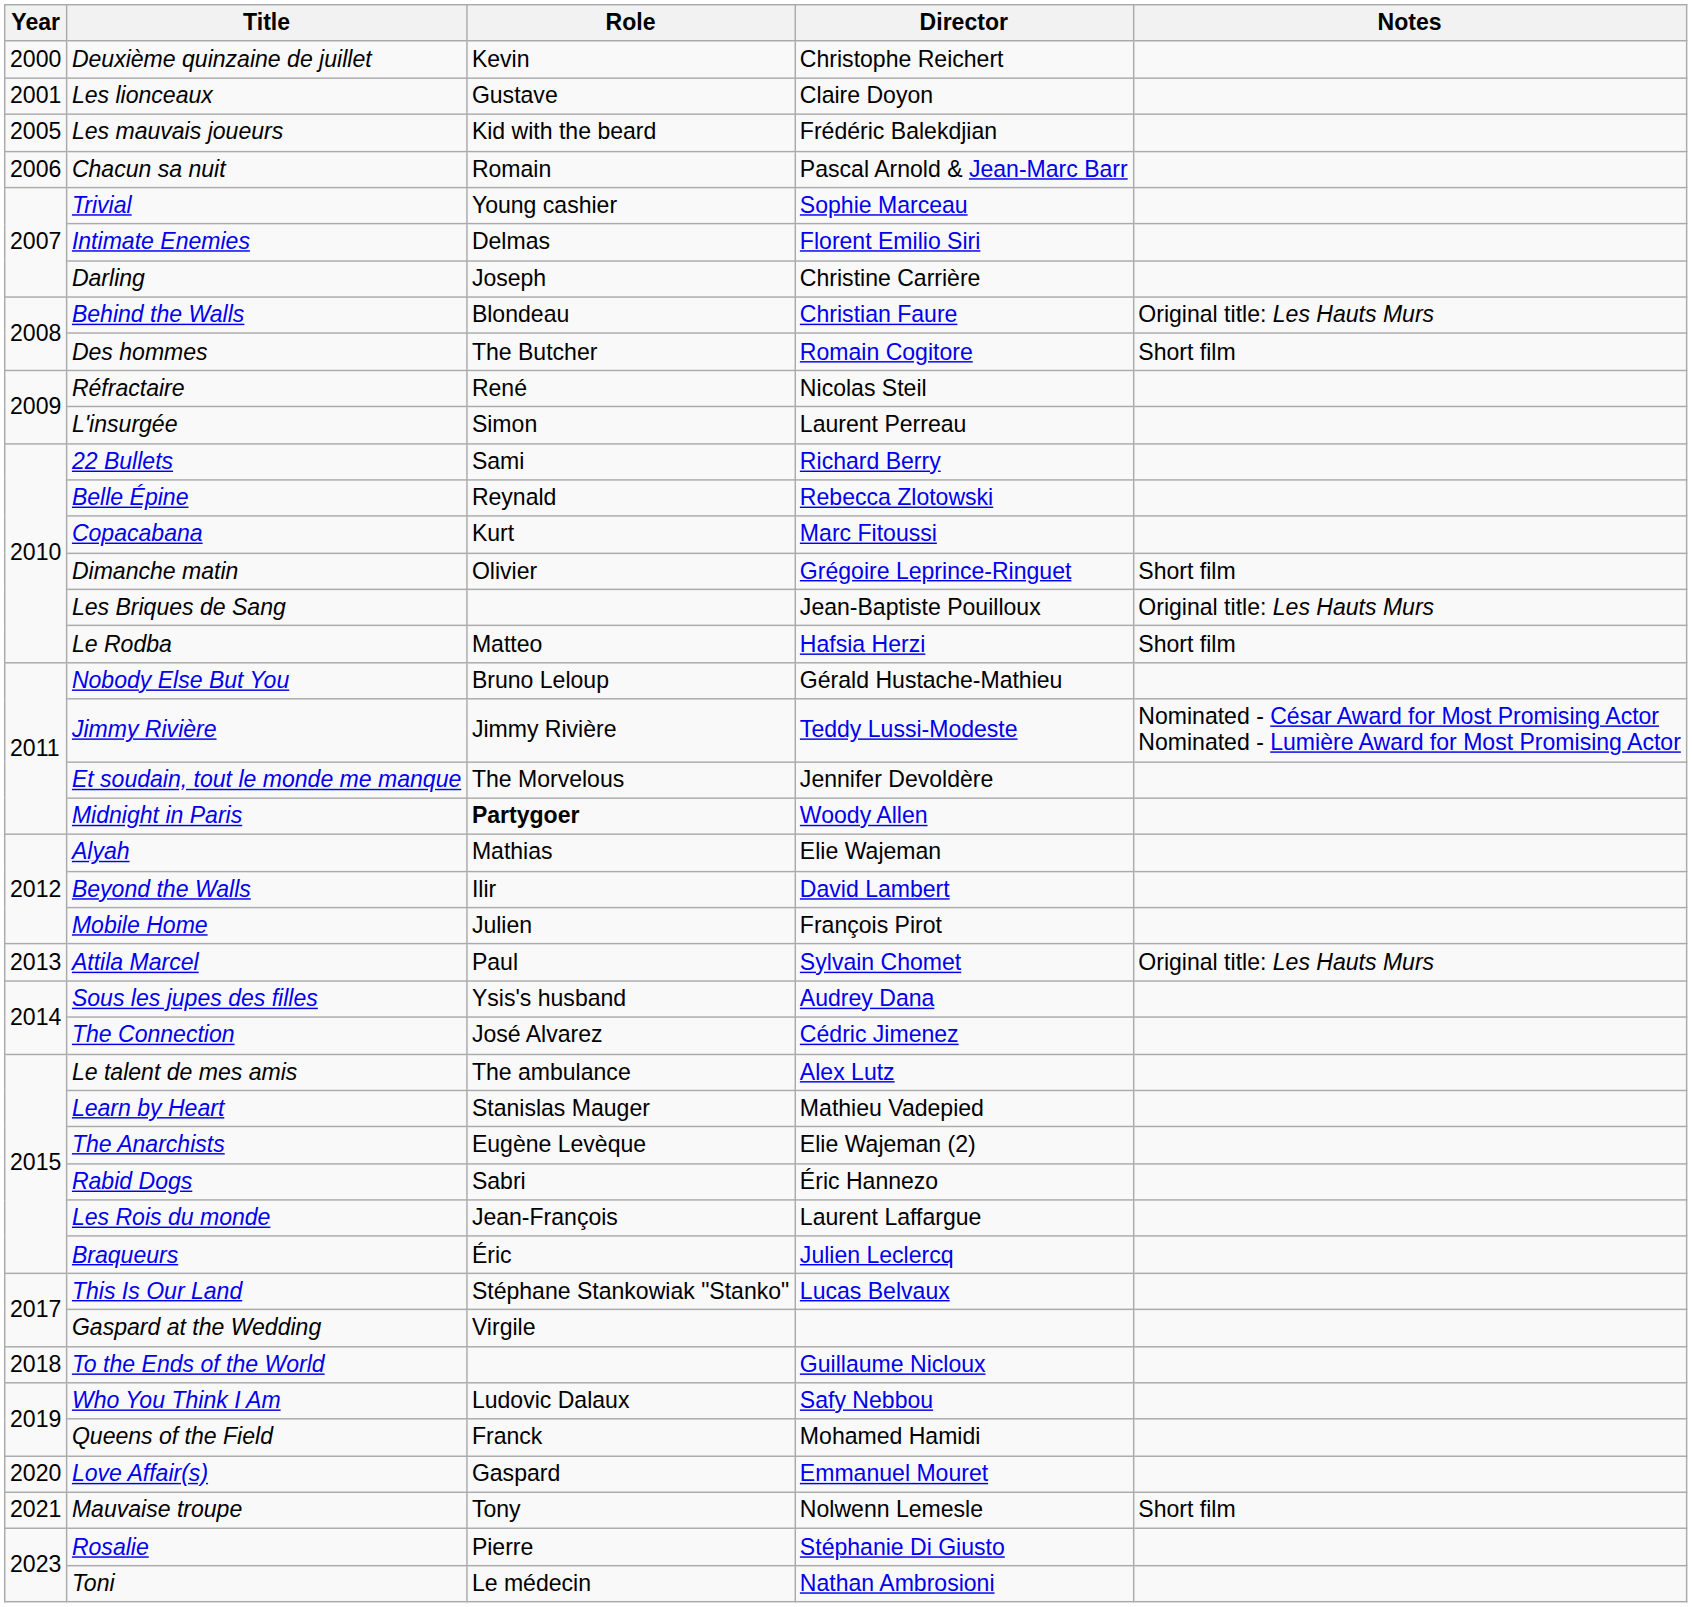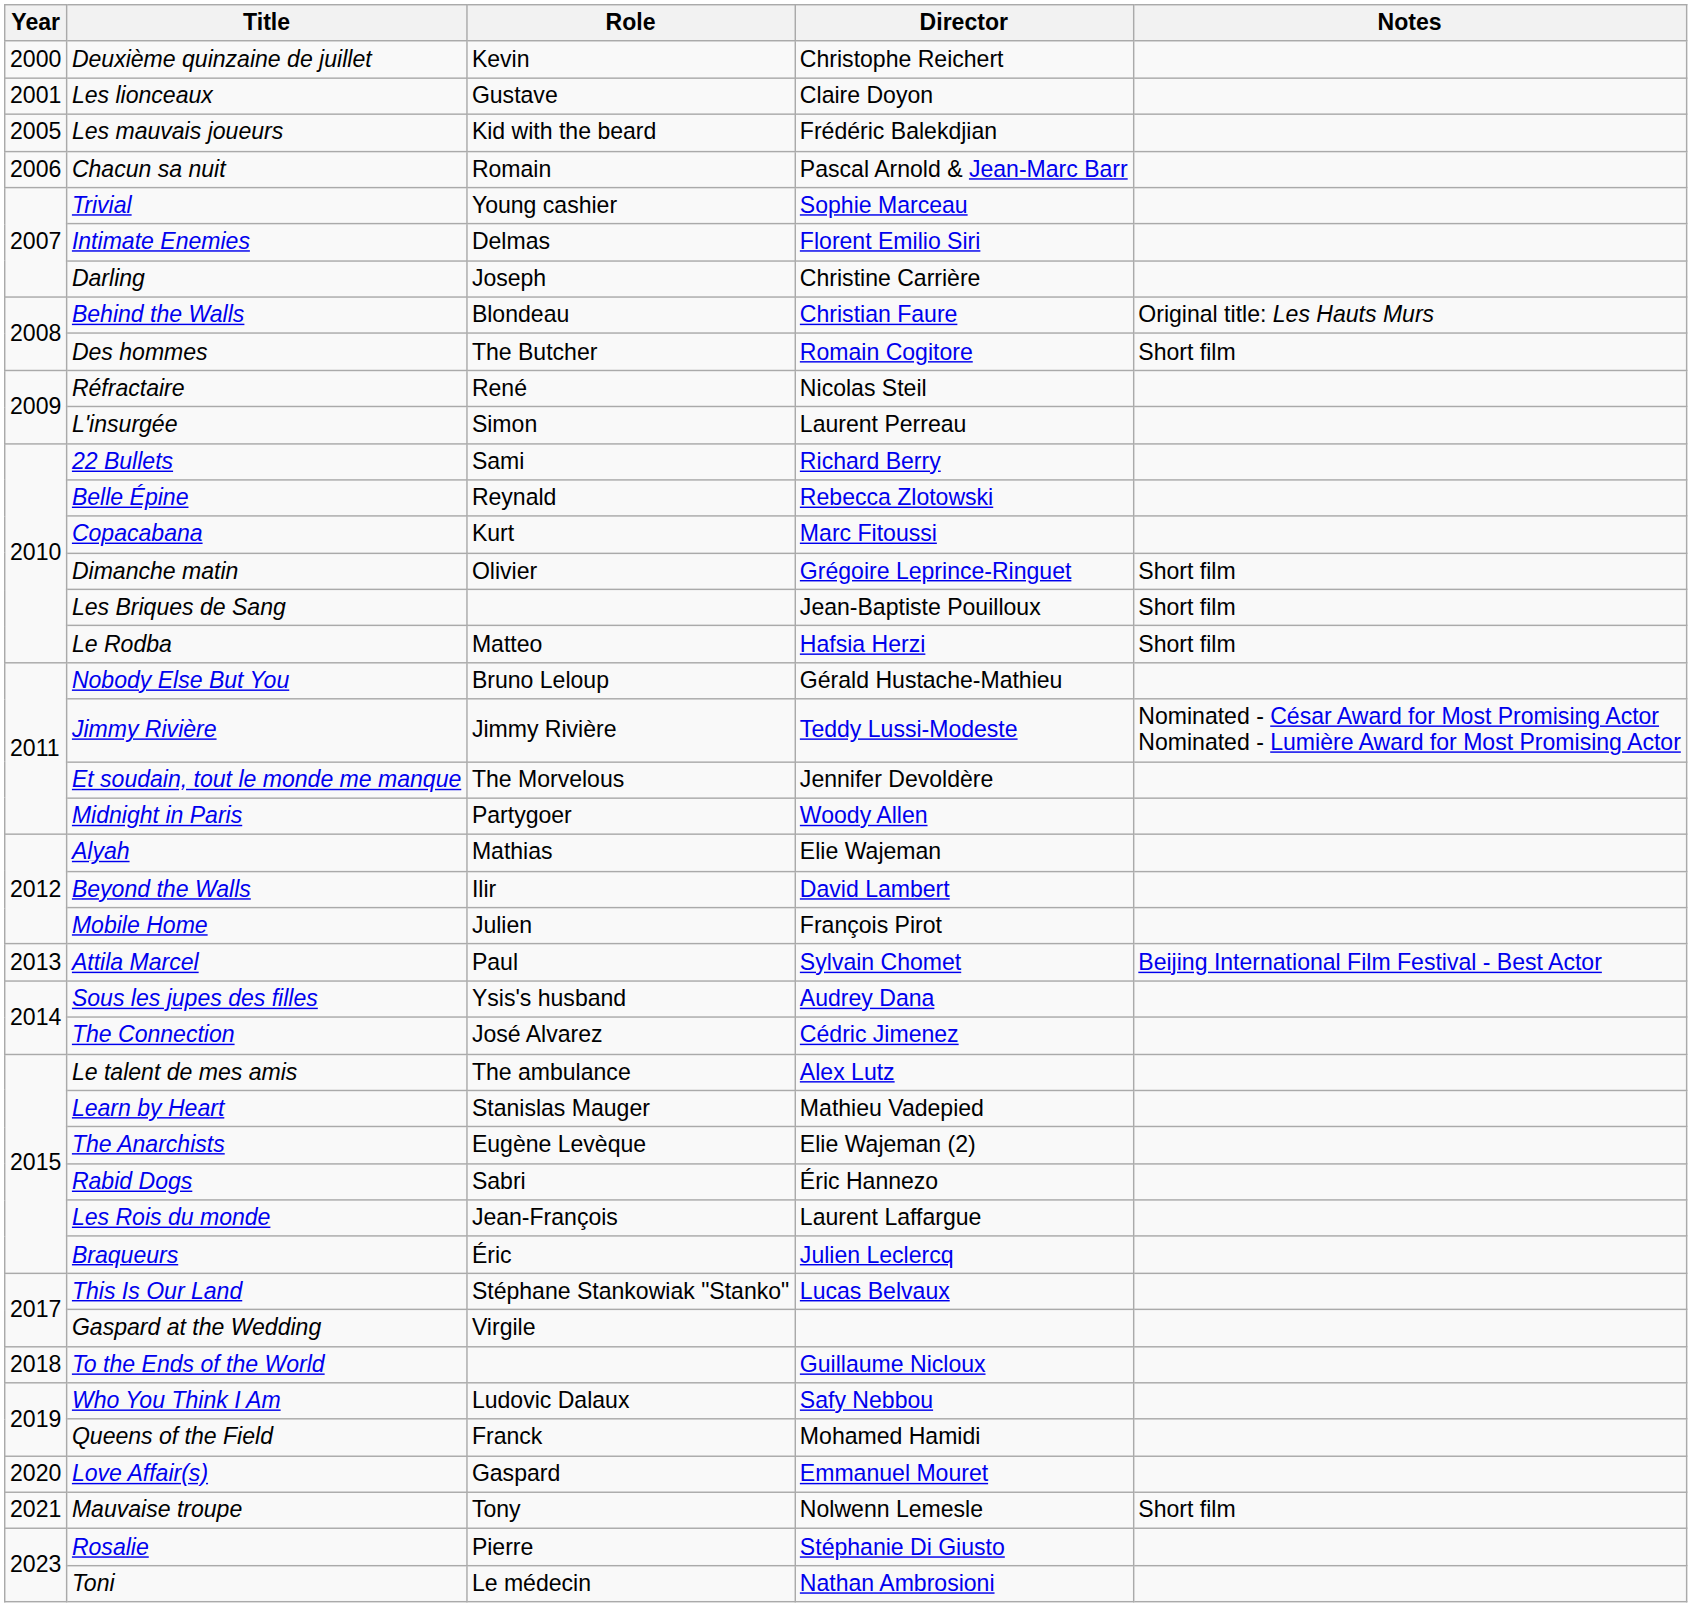(1286, 607) Original title: Les Hauts Murs -> (1187, 607) Short film
(526, 816) bold -> (522, 816) normal
(1286, 962) Original title: Les Hauts Murs -> (1370, 962) Beijing International Film Festival - Best Actor
